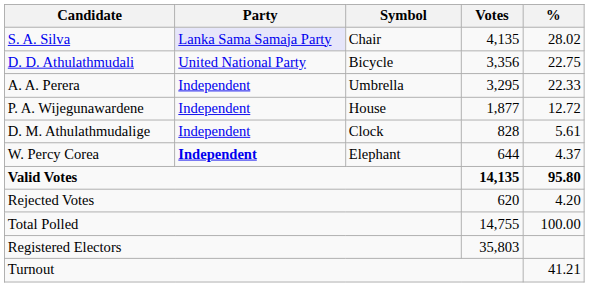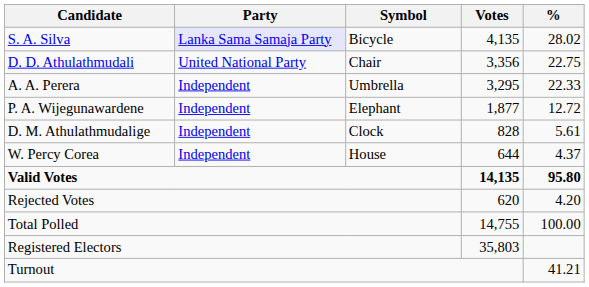(365, 39) Chair -> (371, 39) Bicycle
(371, 62) Bicycle -> (365, 62) Chair
(367, 108) House -> (375, 108) Elephant
(218, 154) bold -> (214, 154) normal
(375, 154) Elephant -> (367, 154) House
